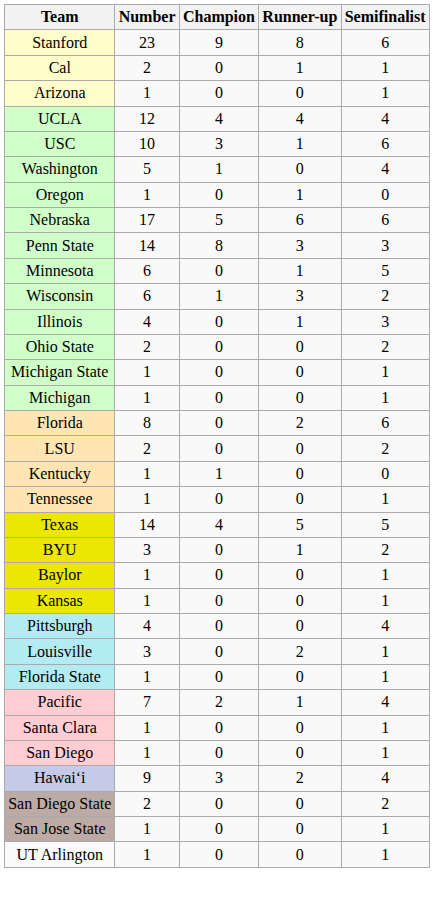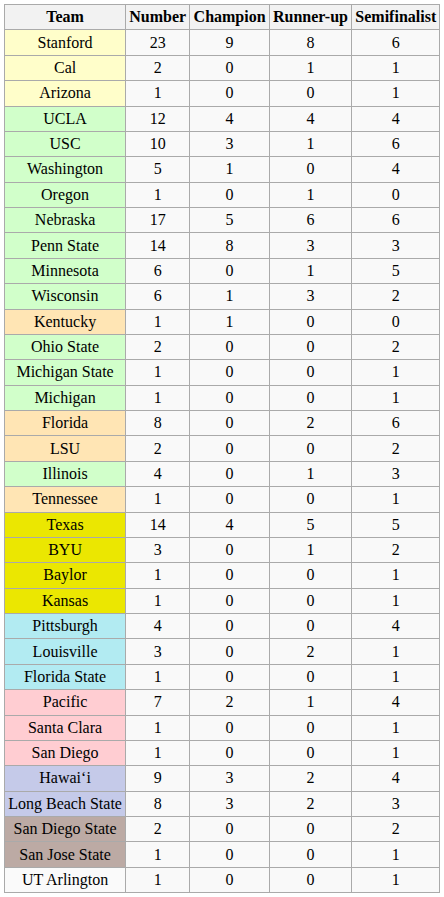rows swapped: (60, 321) <-> (60, 473)
+ row: (65, 803)
